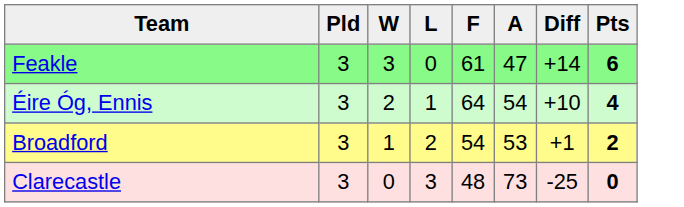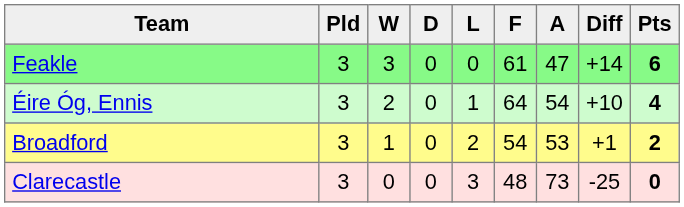+ column: (431, 24)
